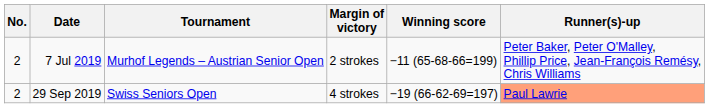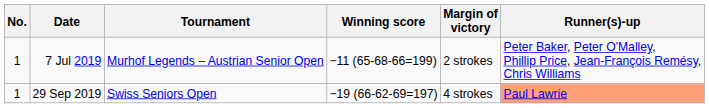columns swapped: (444, 21) <-> (357, 21)
(17, 61) 2 -> (17, 61) 1
(17, 94) 2 -> (17, 94) 1
